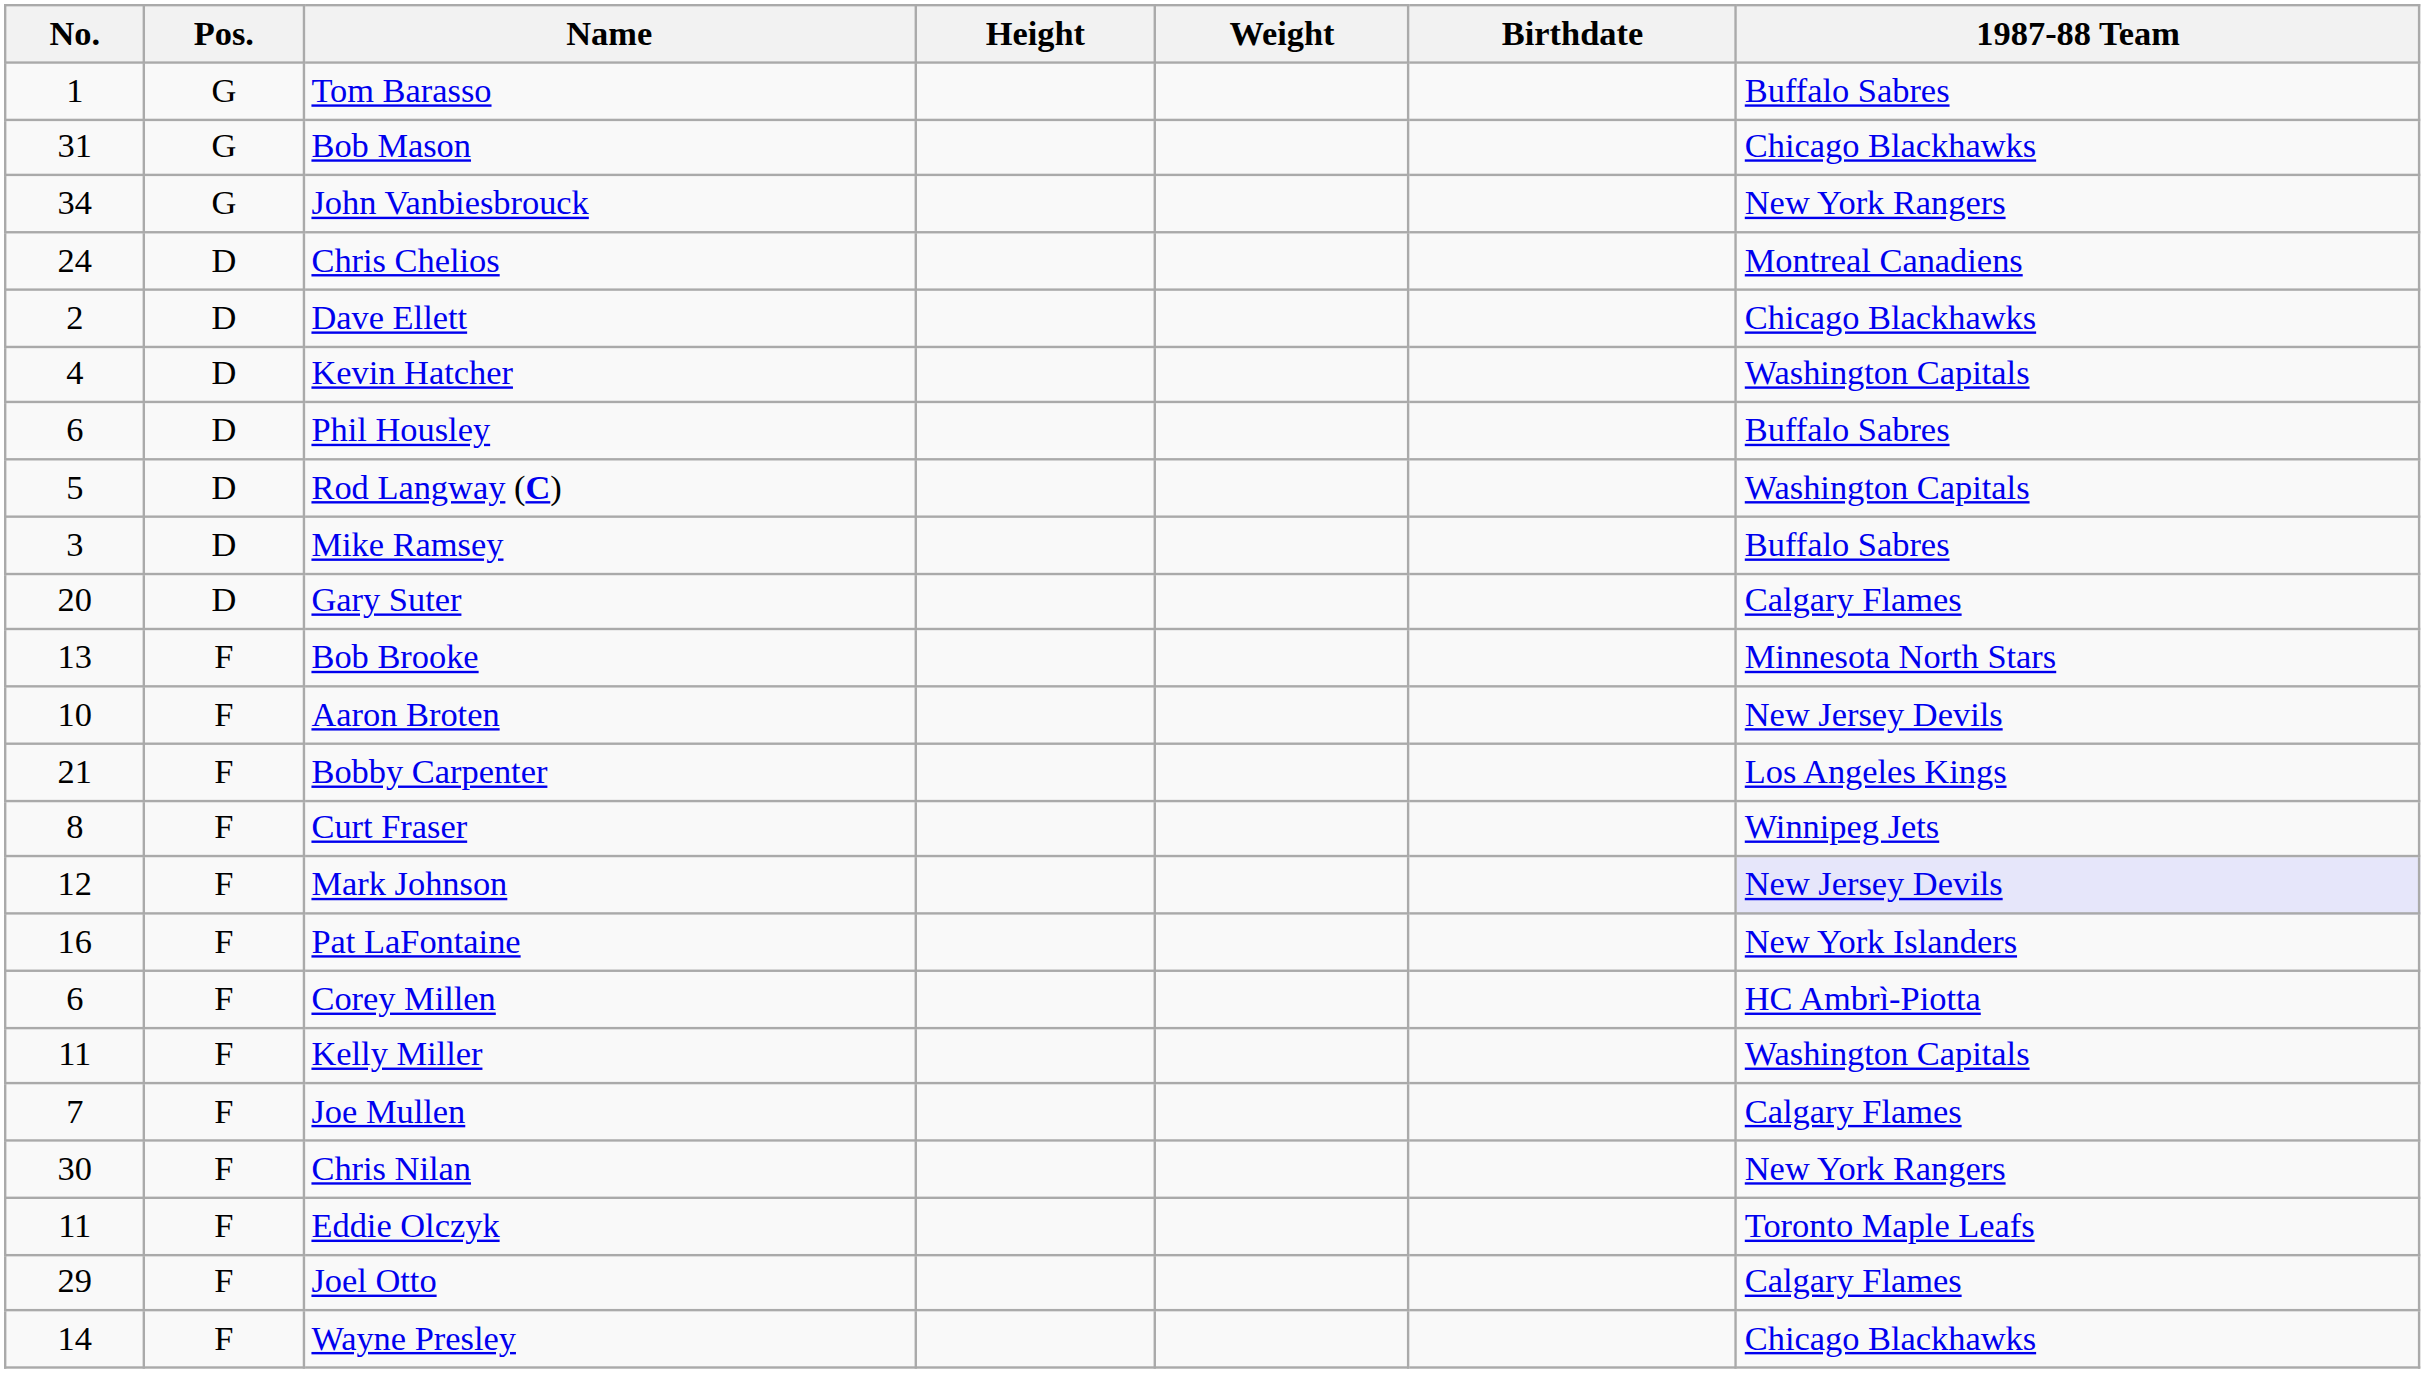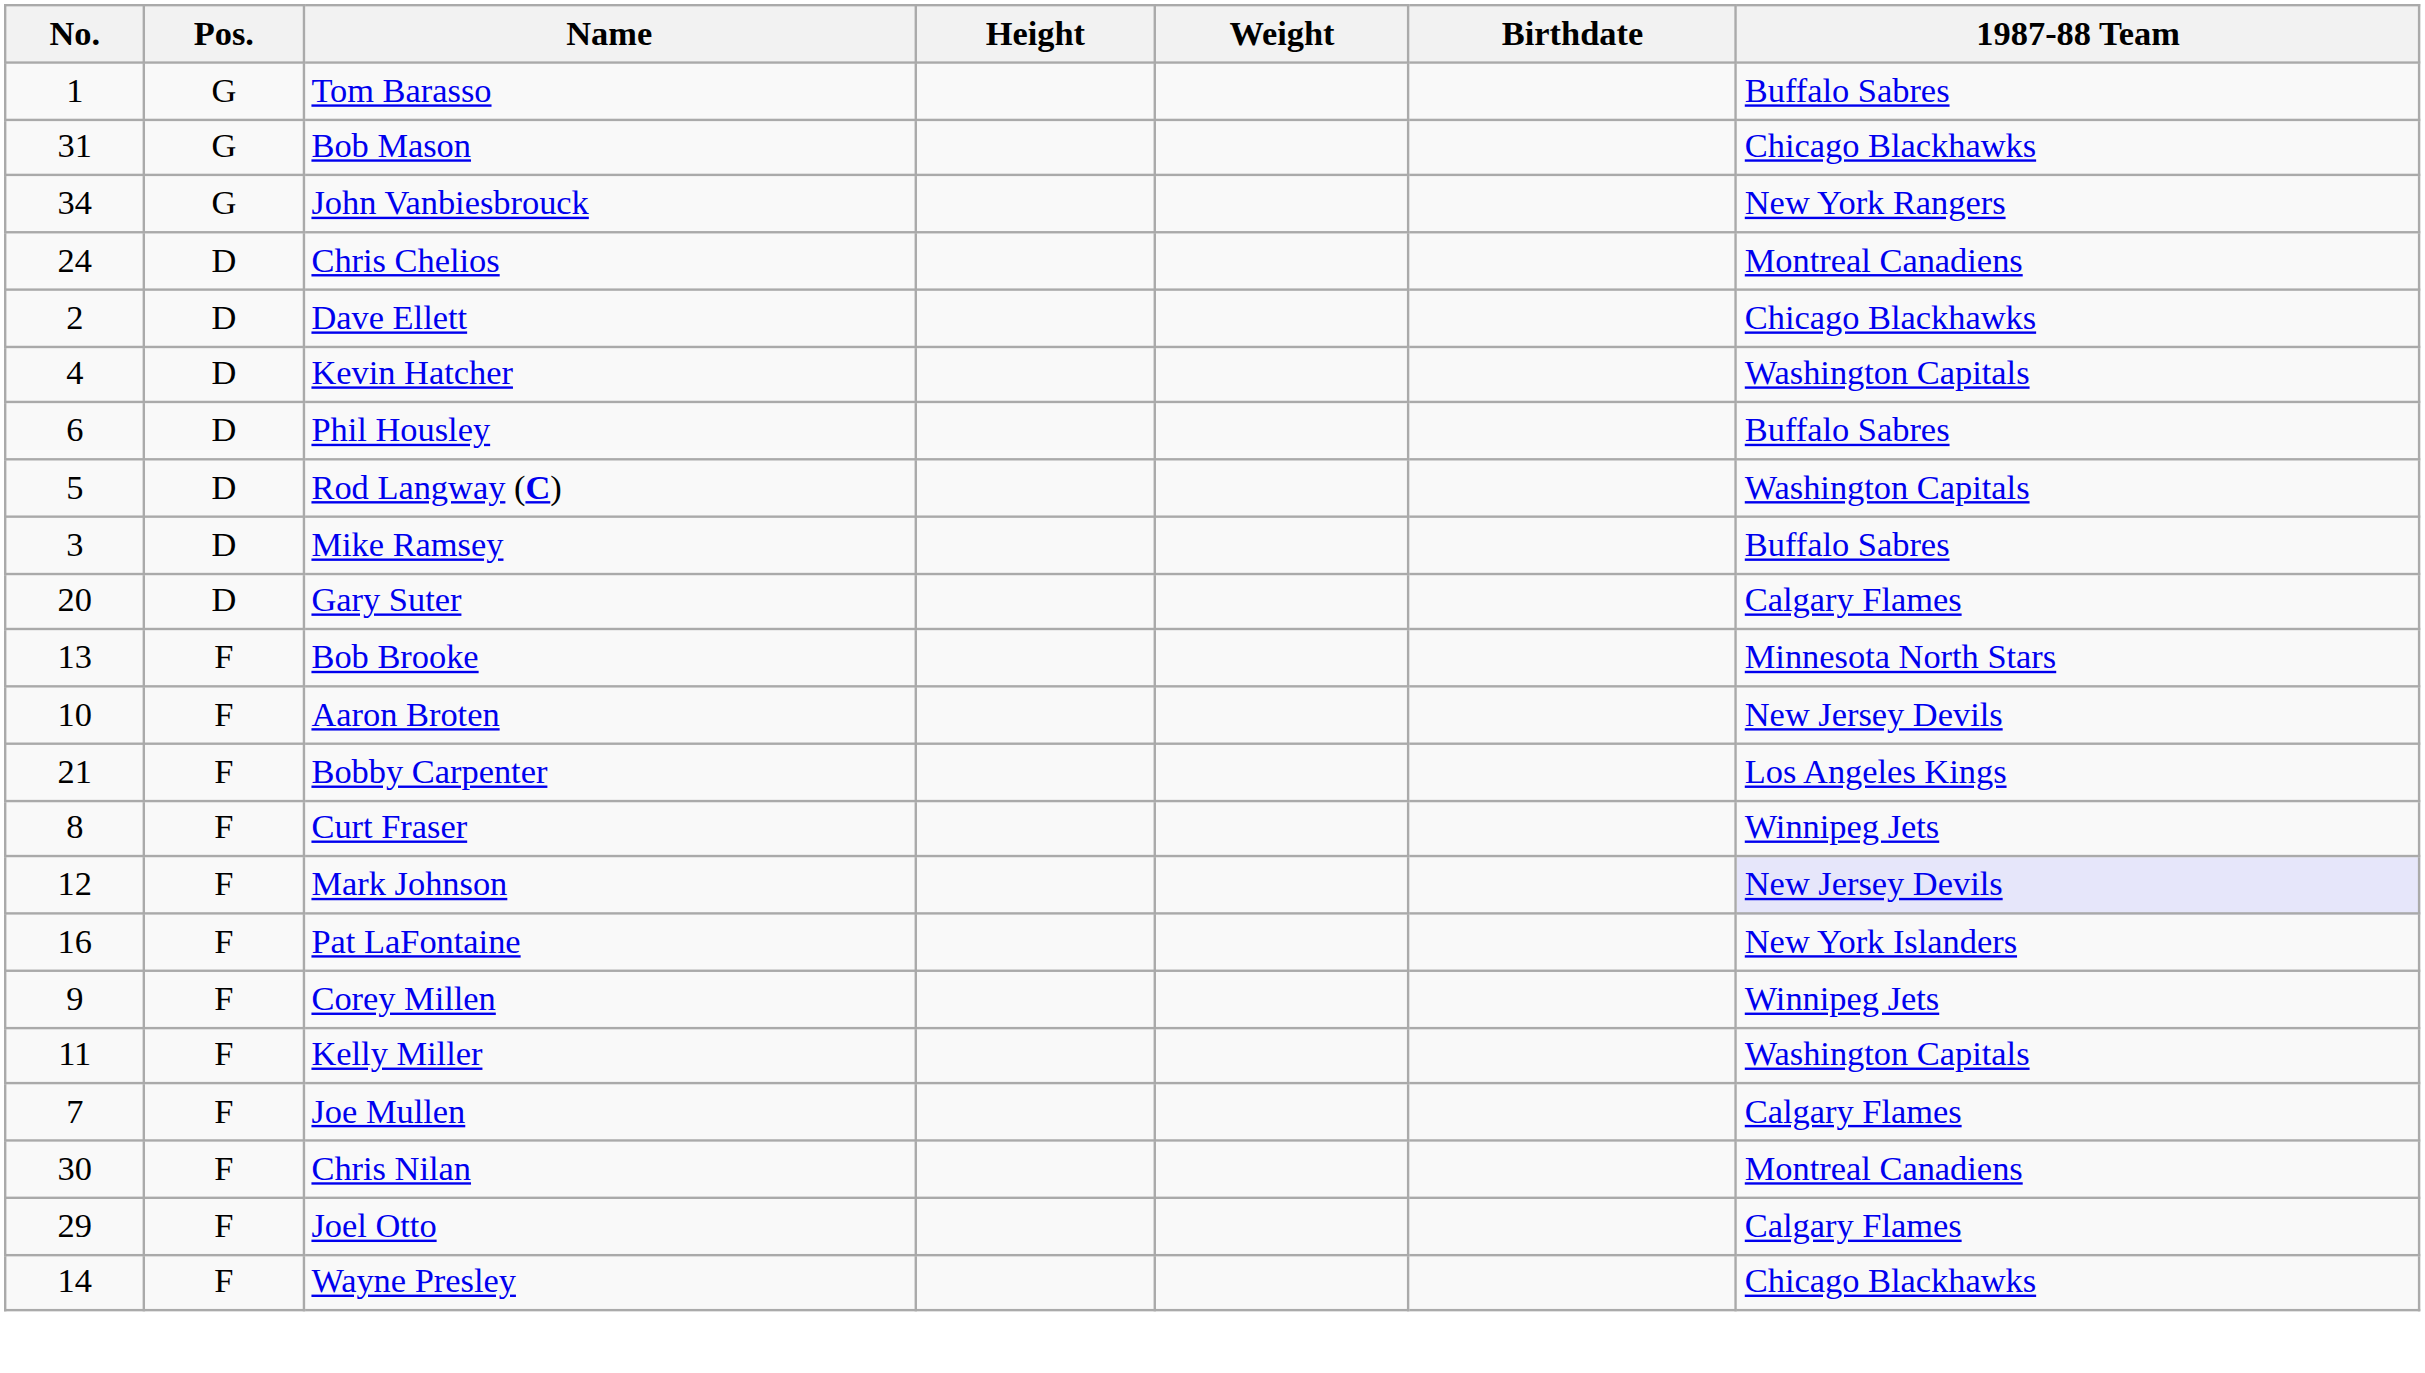(75, 998) 6 -> (75, 998) 9
(1863, 998) HC Ambrì-Piotta -> (1842, 998) Winnipeg Jets
(1875, 1168) New York Rangers -> (1884, 1168) Montreal Canadiens
- row: (406, 1225)
